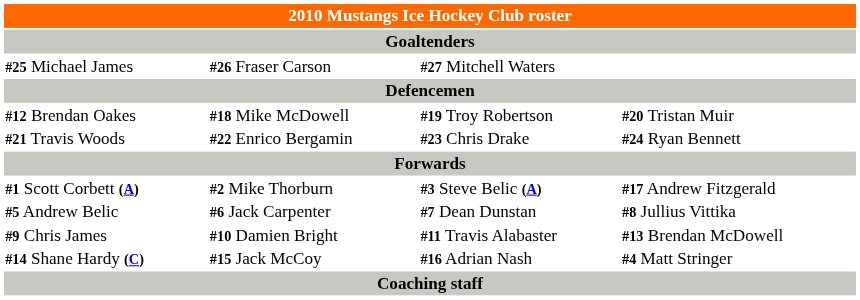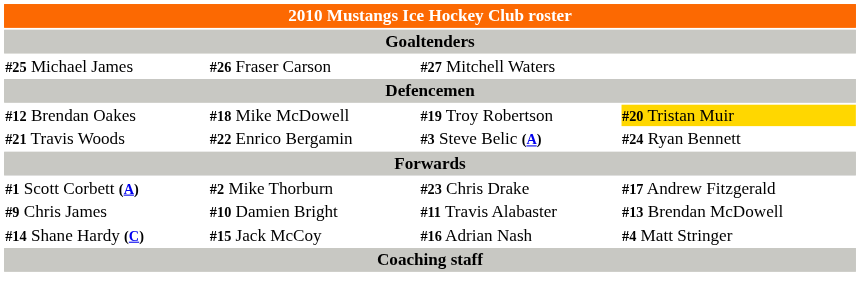(678, 115) no background -> (678, 115) gold background
(475, 138) #23 Chris Drake -> (481, 138) #3 Steve Belic (A)
(481, 188) #3 Steve Belic (A) -> (475, 188) #23 Chris Drake
- row: (62, 211)
